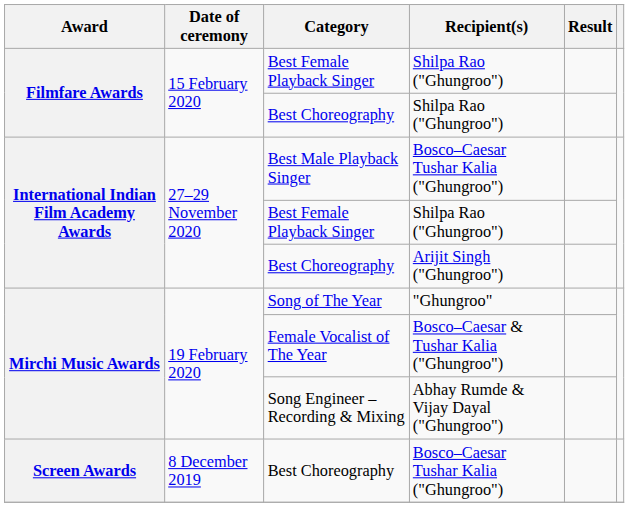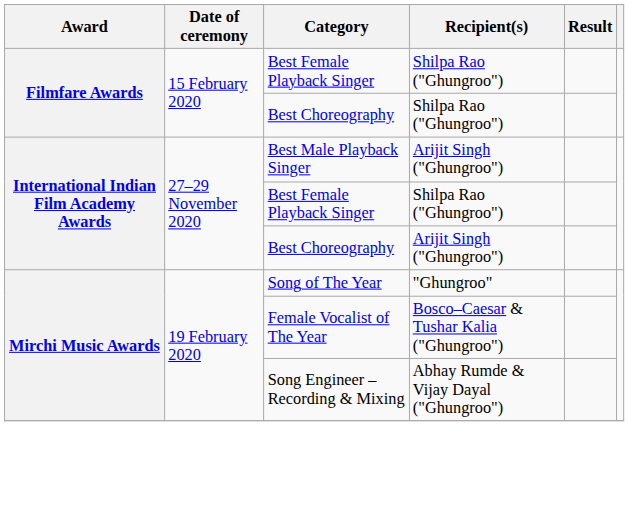(460, 168) Bosco–Caesar Tushar Kalia ("Ghungroo") -> (458, 159) Arijit Singh ("Ghungroo")
- row: (84, 470)
